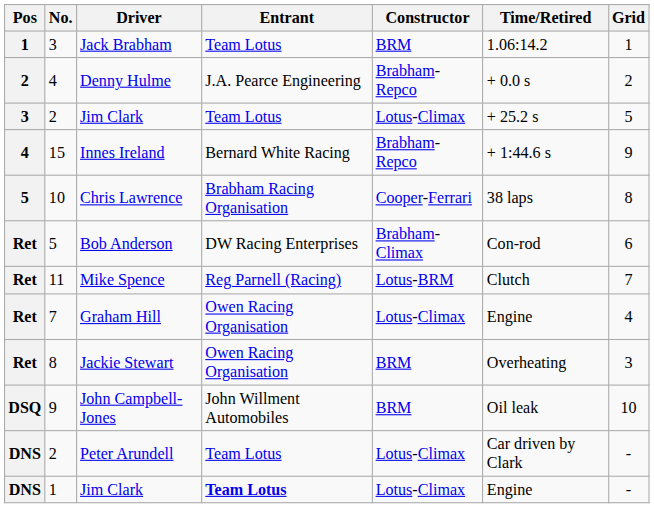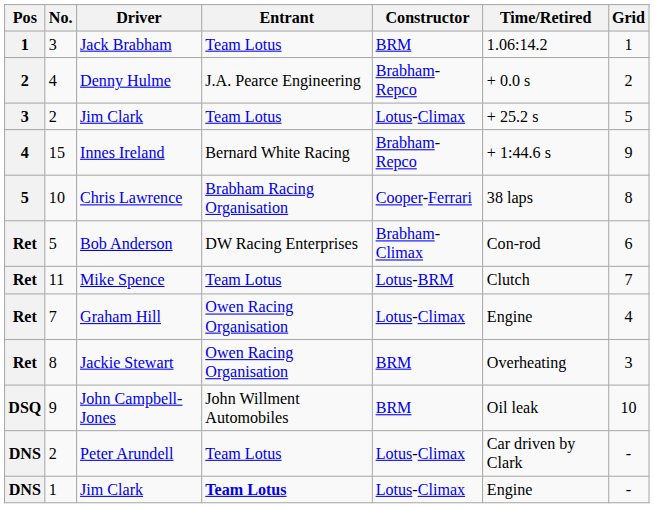(273, 280) Reg Parnell (Racing) -> (243, 280) Team Lotus
